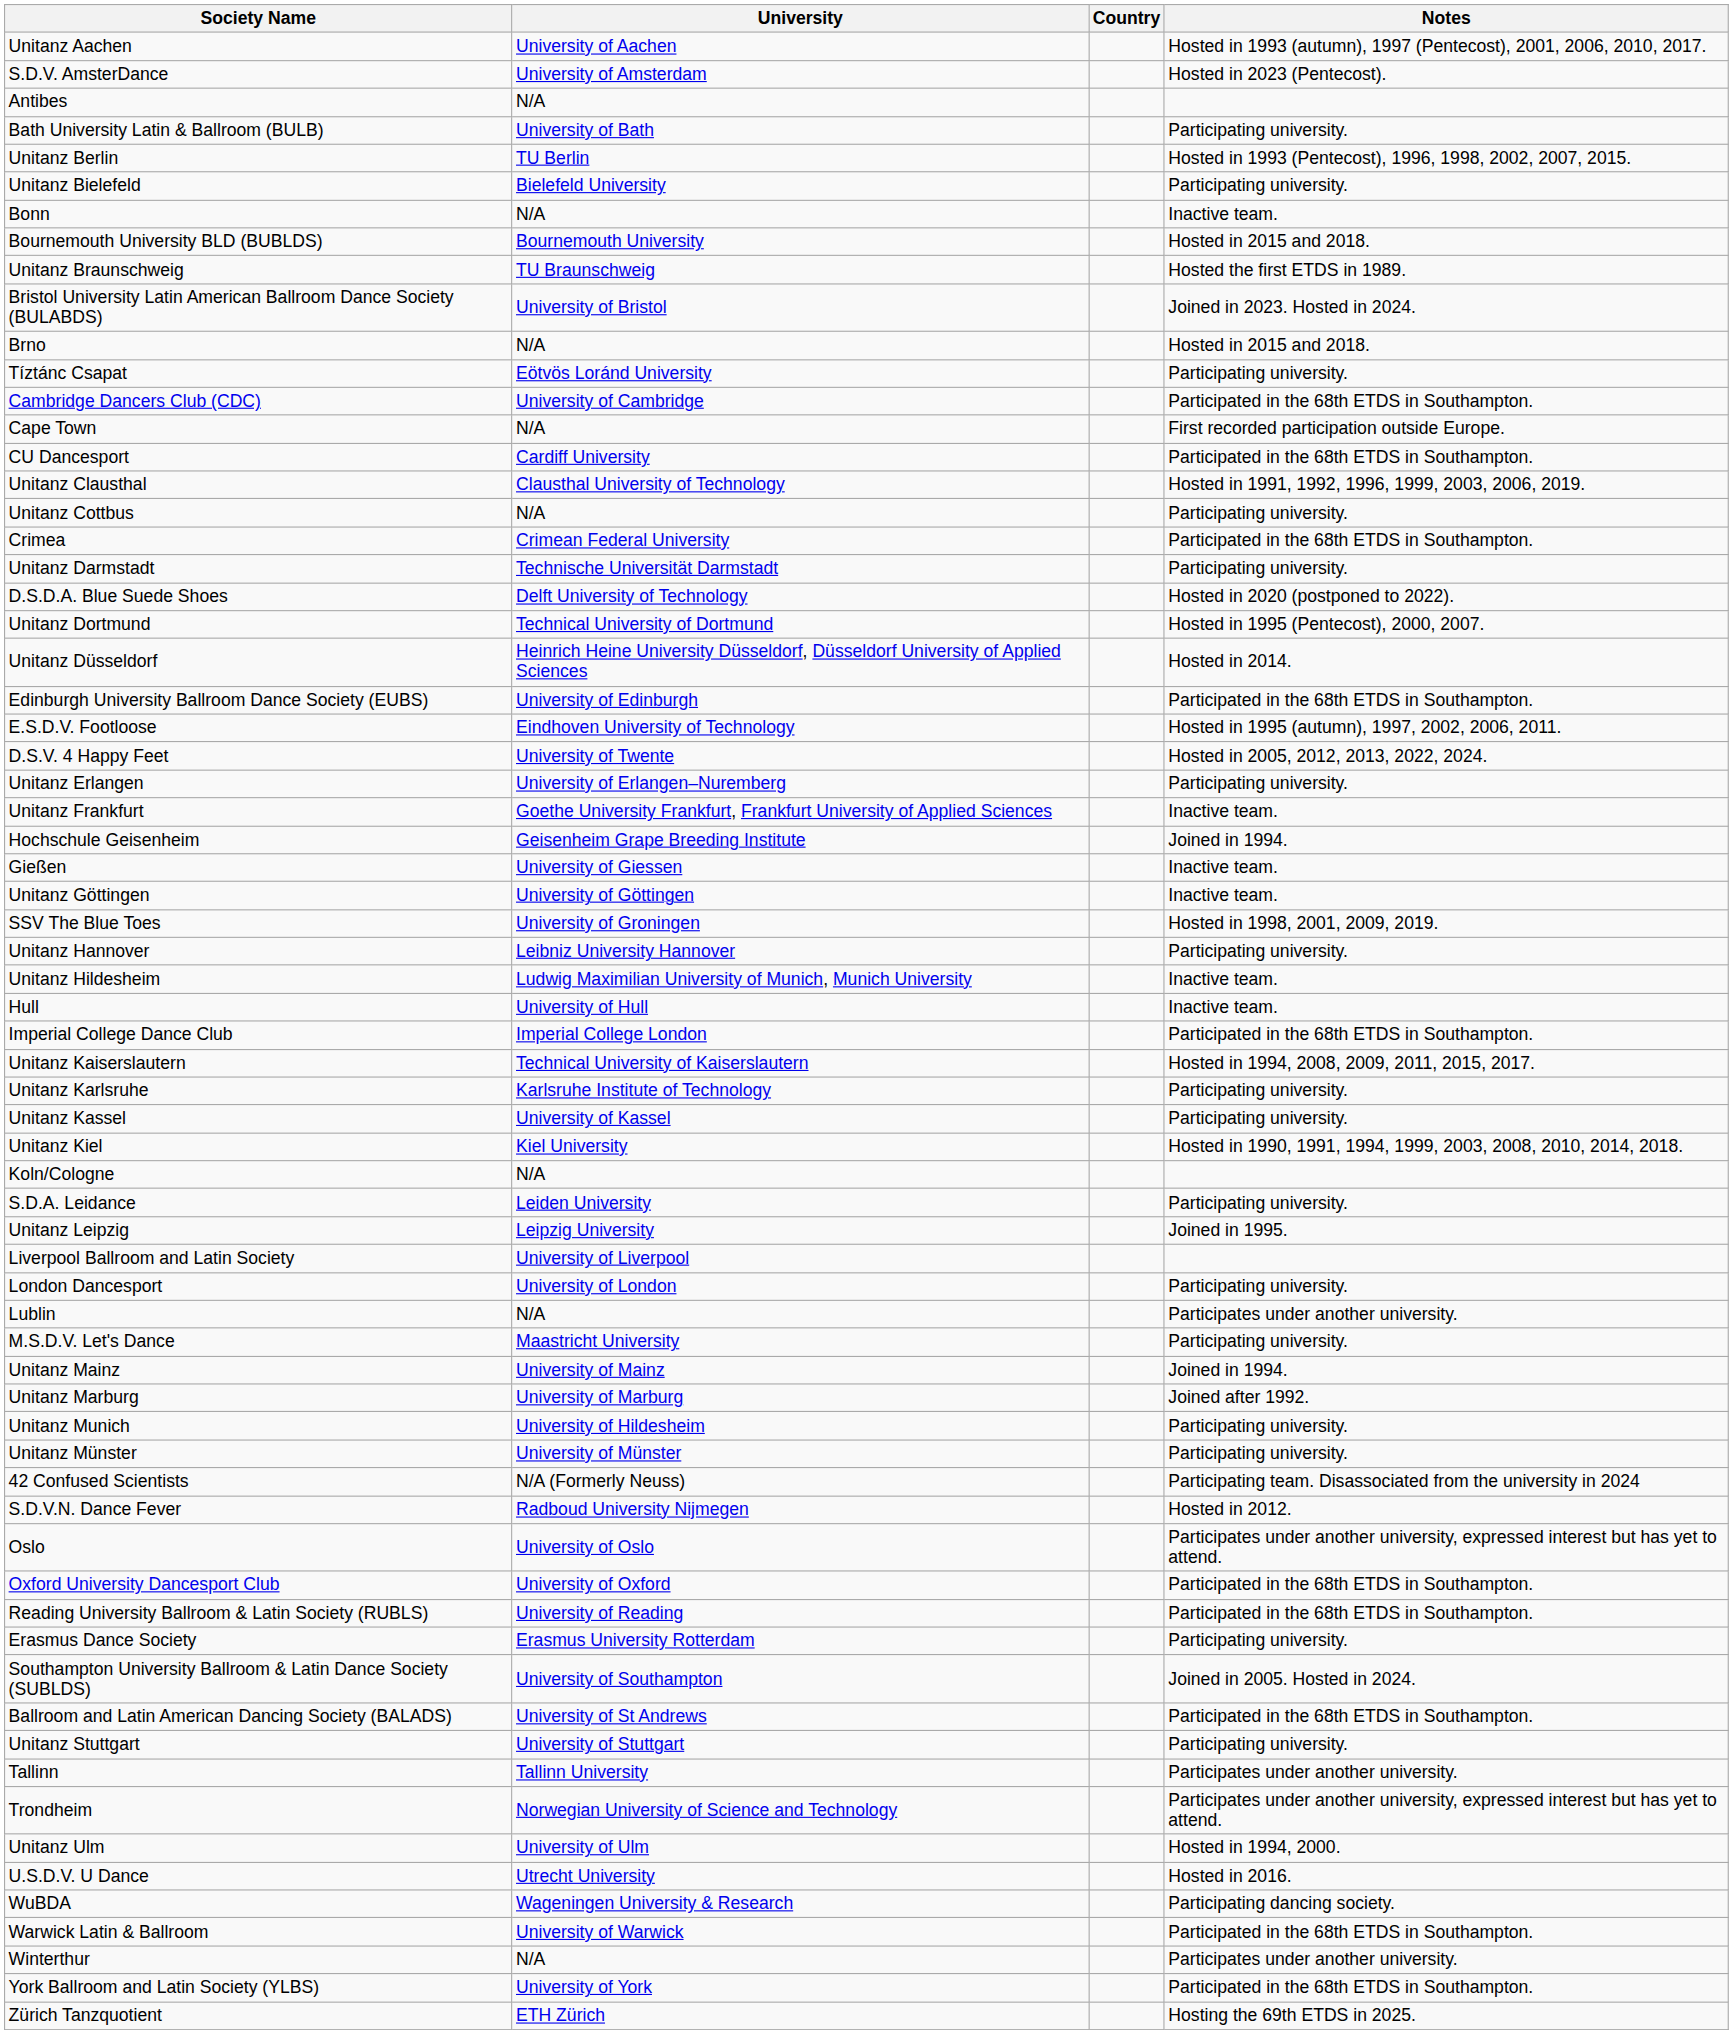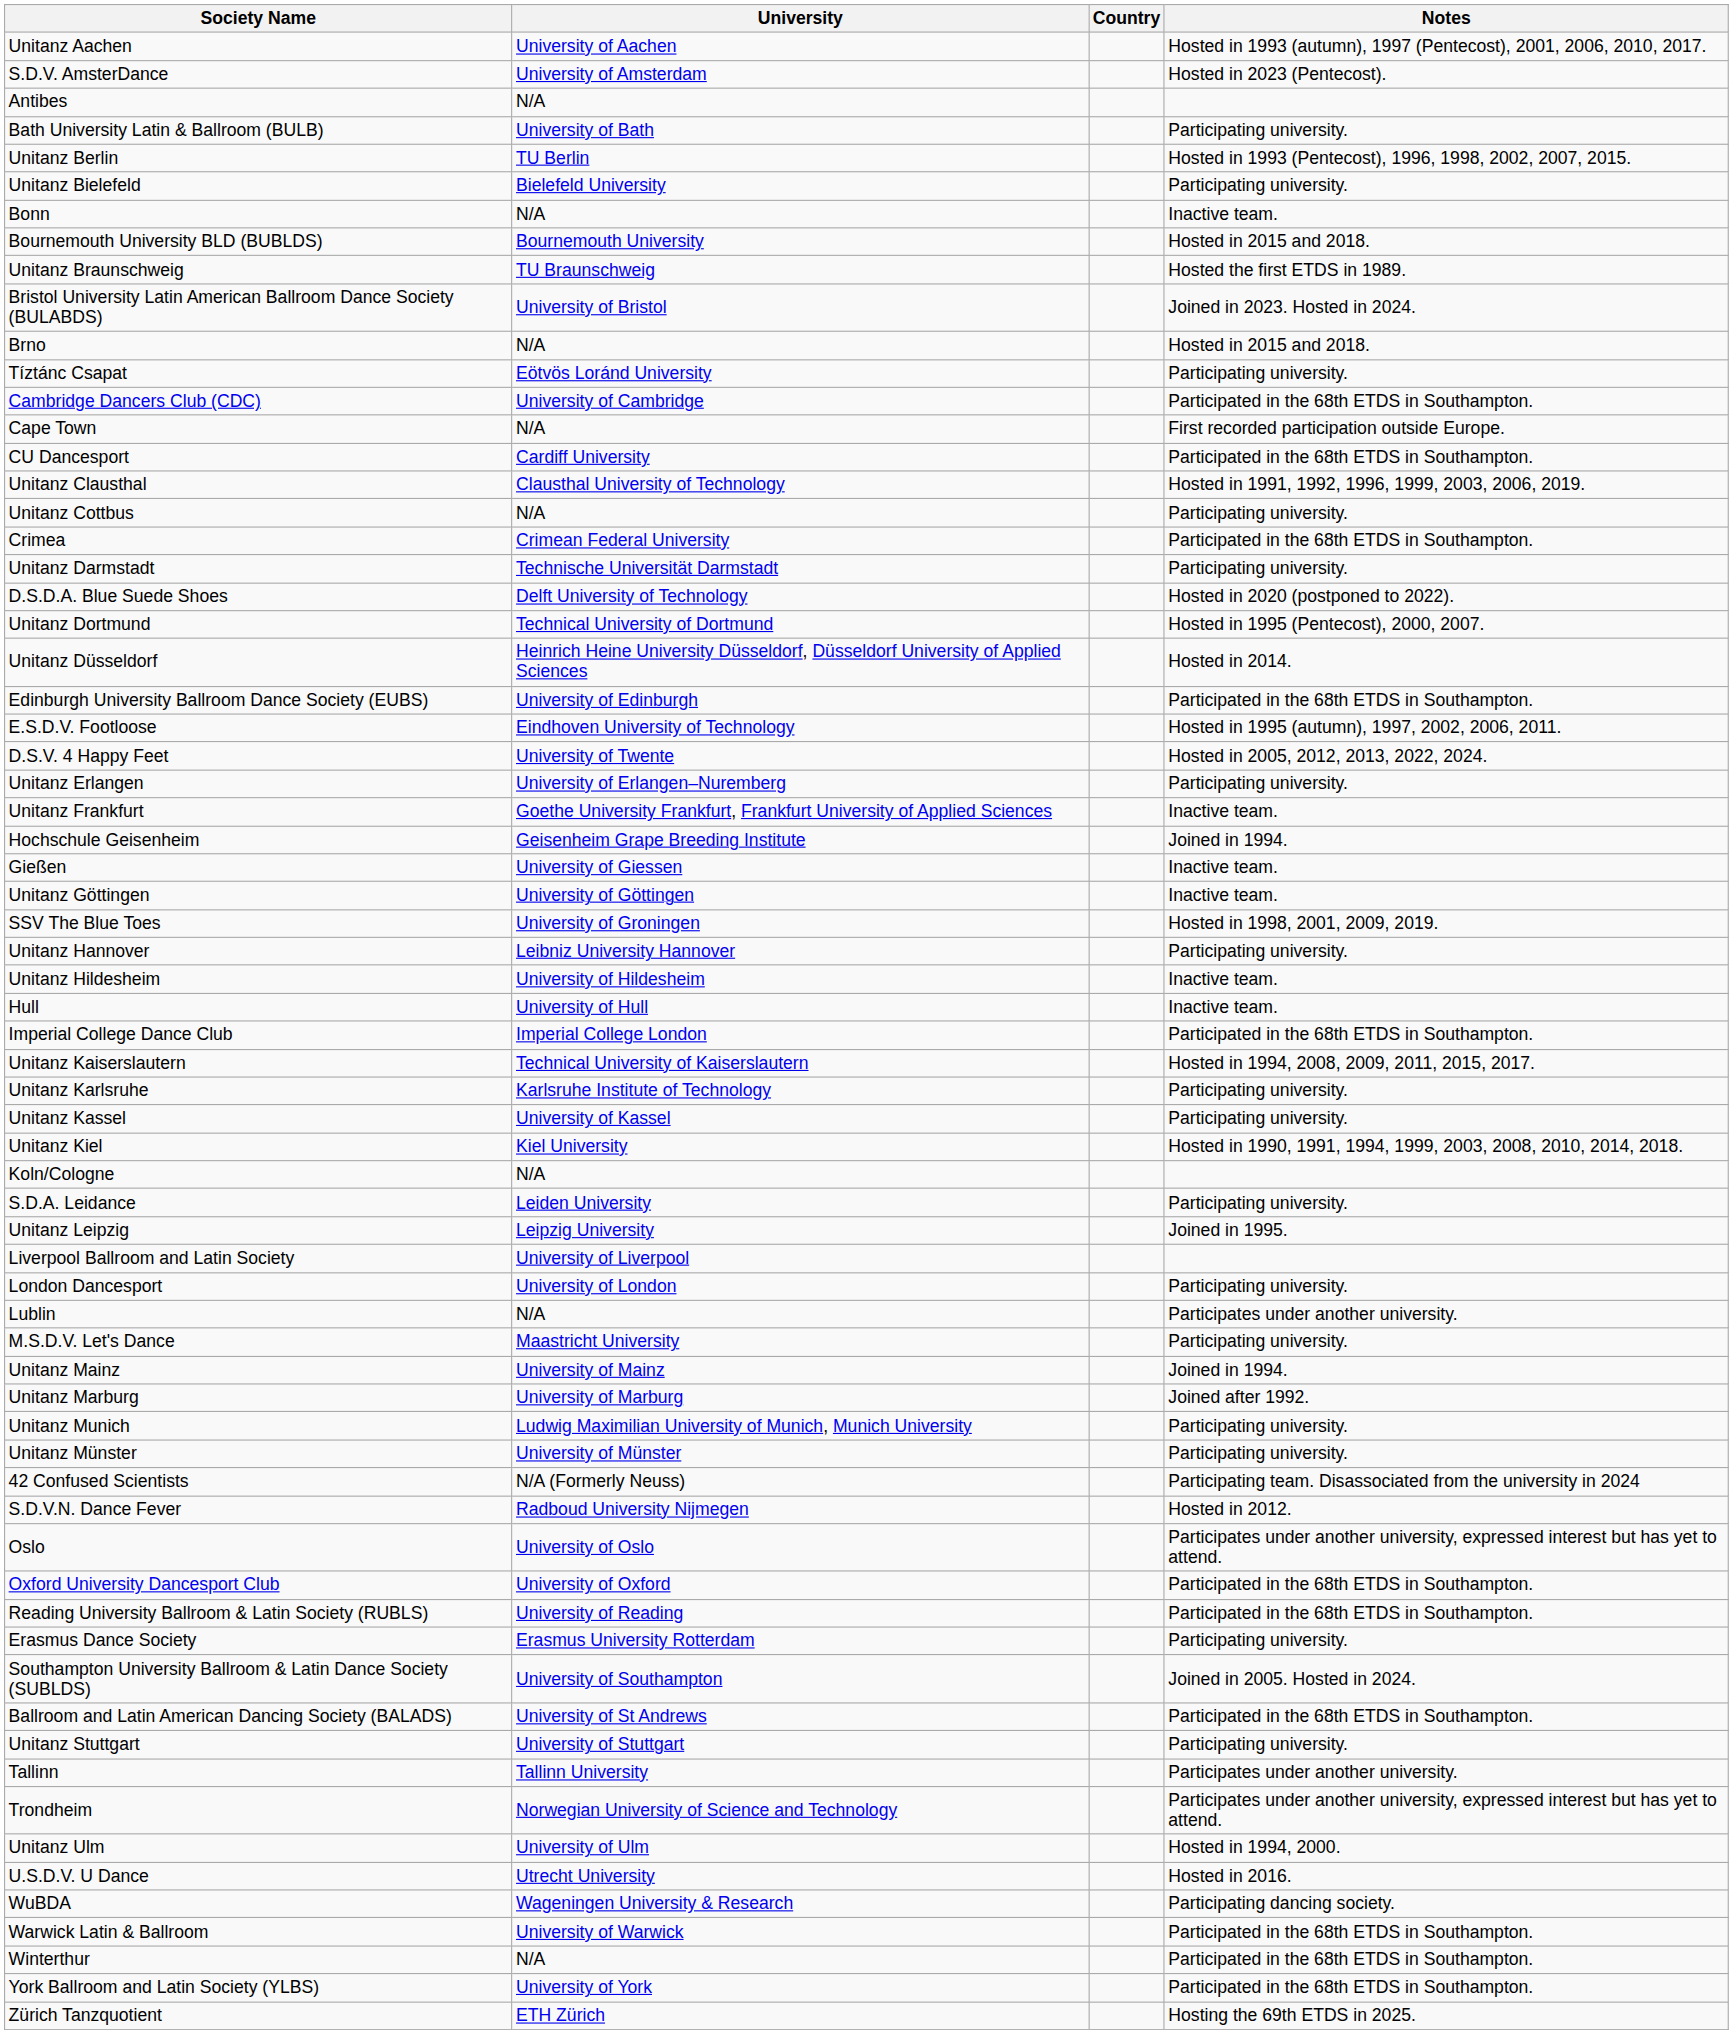(744, 979) Ludwig Maximilian University of Munich, Munich University -> (610, 979) University of Hildesheim
(610, 1425) University of Hildesheim -> (744, 1425) Ludwig Maximilian University of Munich, Munich University
(1313, 1959) Participates under another university. -> (1351, 1959) Participated in the 68th ETDS in Southampton.
